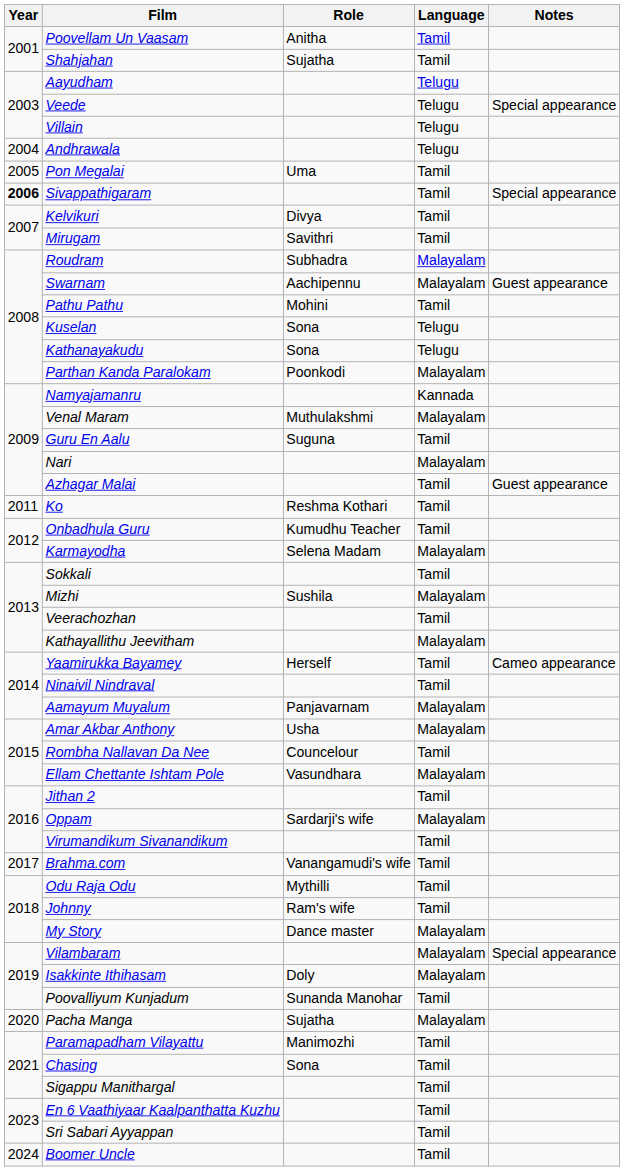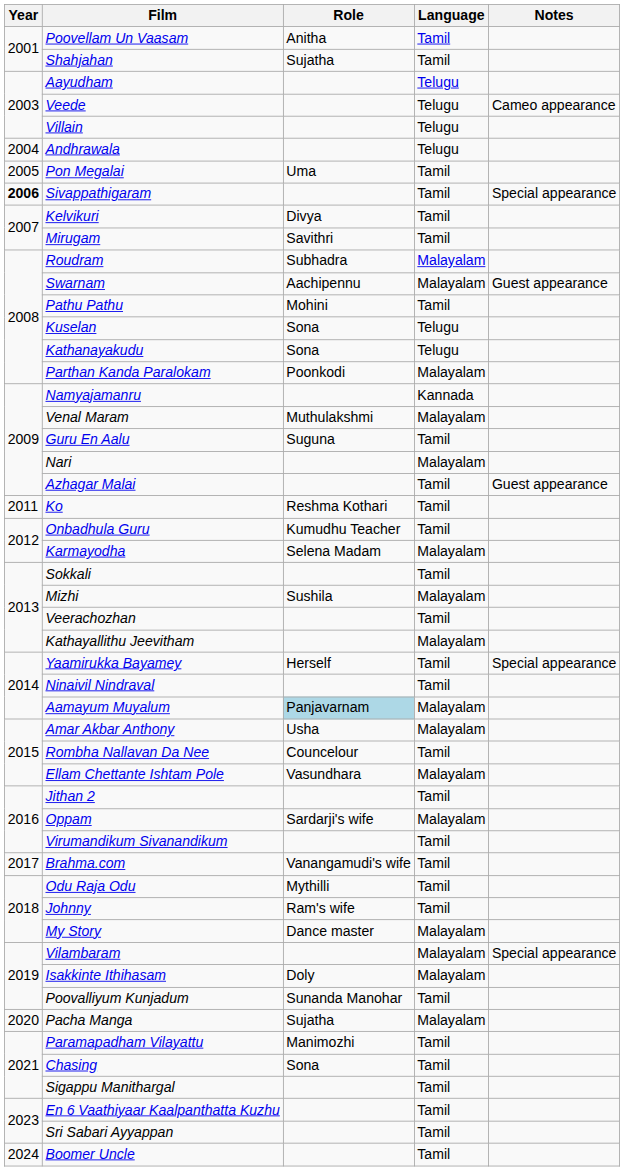(554, 104) Special appearance -> (554, 104) Cameo appearance
(554, 663) Cameo appearance -> (554, 663) Special appearance
(328, 707) no background -> (328, 707) lightblue background
